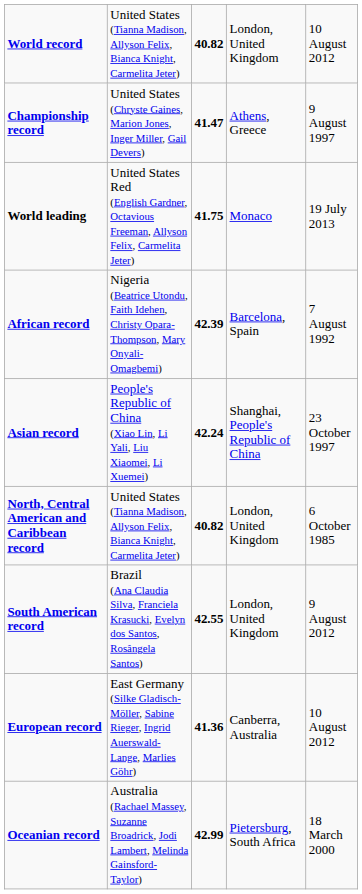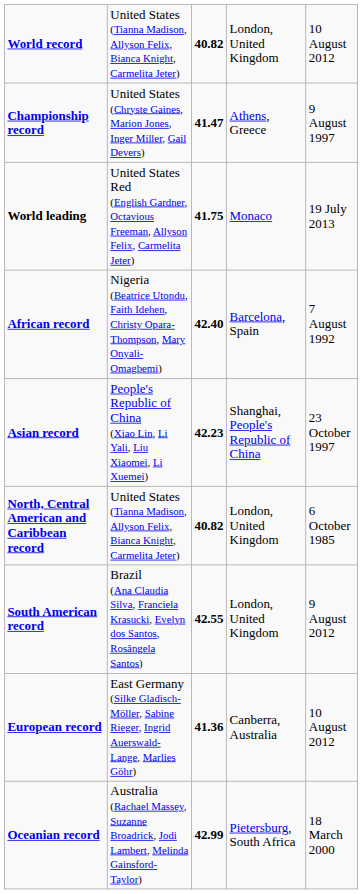(209, 324) 42.39 -> (209, 324) 42.40
(209, 432) 42.24 -> (209, 432) 42.23
